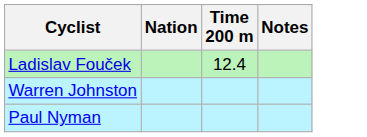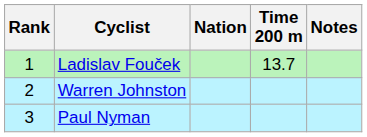+ column: (29, 27)
(229, 63) 12.4 -> (279, 63) 13.7
